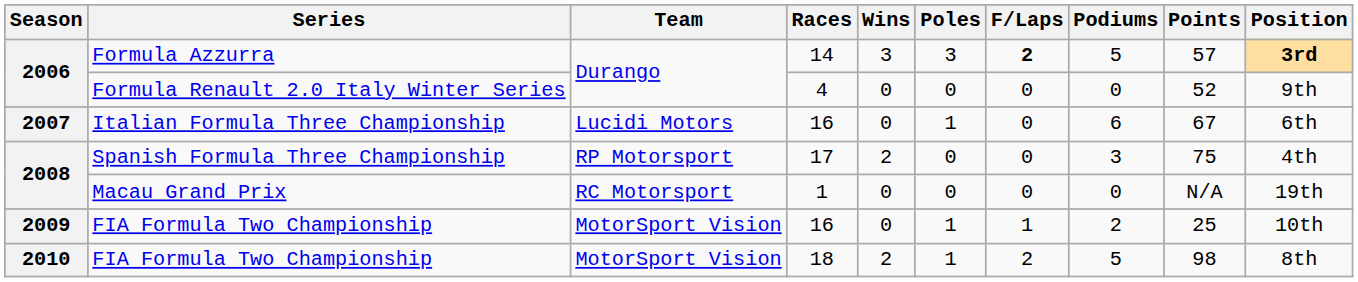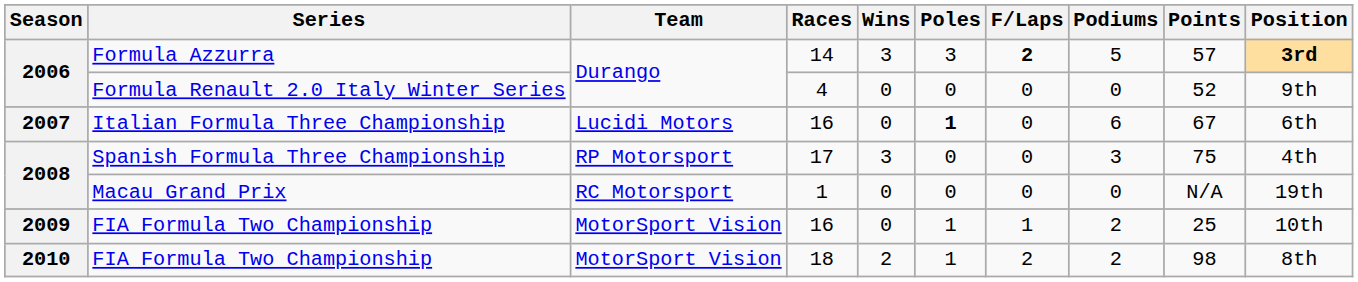(951, 124) normal -> (951, 124) bold
(886, 158) 2 -> (886, 158) 3
(1116, 260) 5 -> (1116, 260) 2
